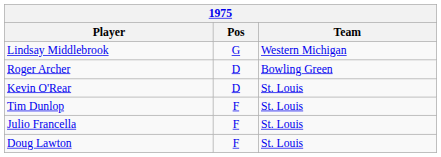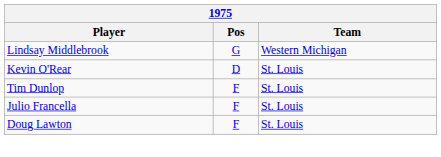- row: (39, 69)
